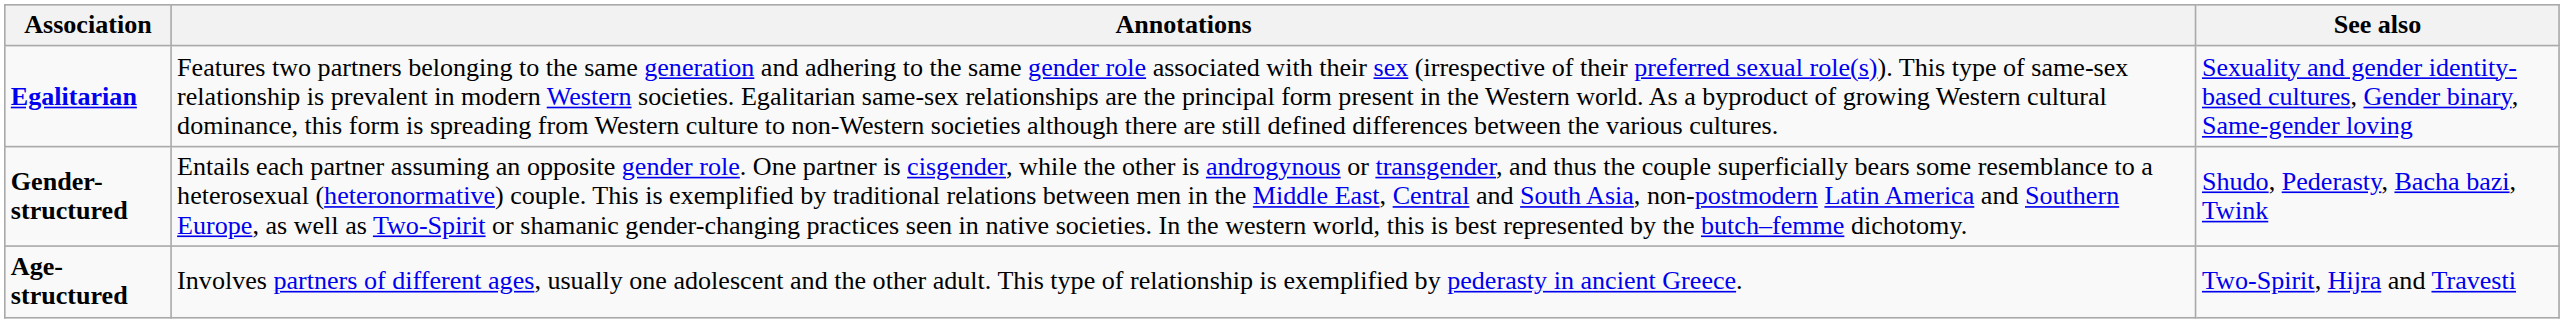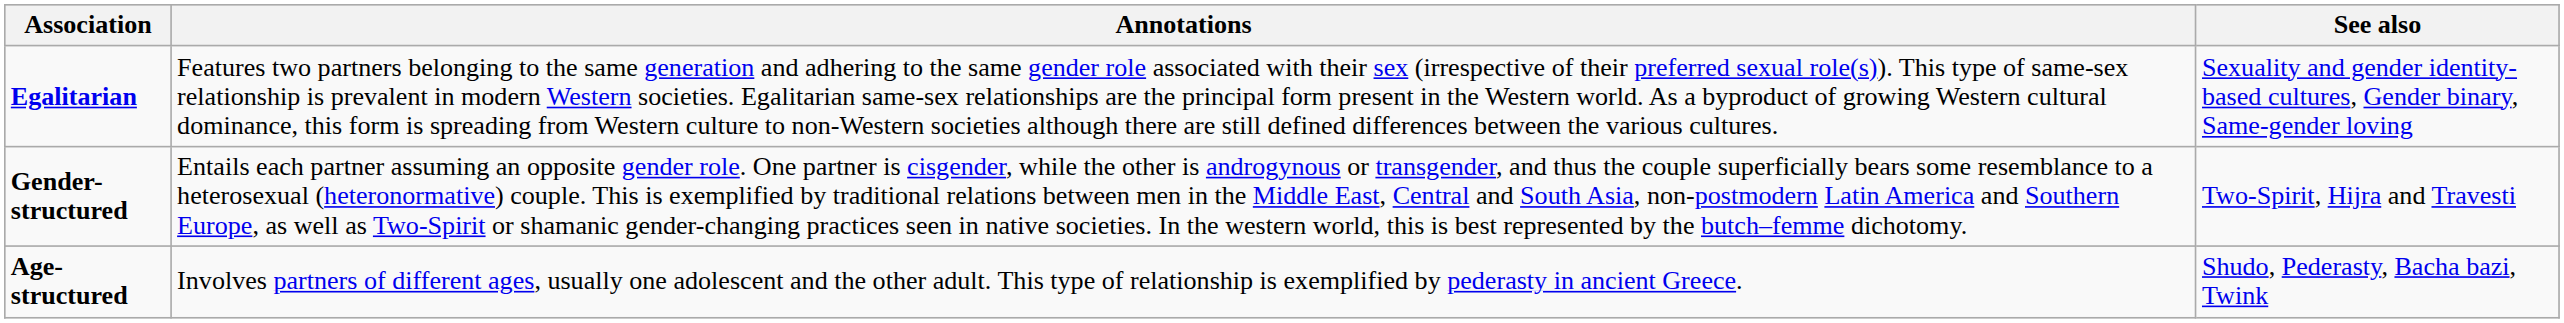(2359, 195) Shudo, Pederasty, Bacha bazi, Twink -> (2359, 195) Two-Spirit, Hijra and Travesti
(2359, 281) Two-Spirit, Hijra and Travesti -> (2359, 281) Shudo, Pederasty, Bacha bazi, Twink
